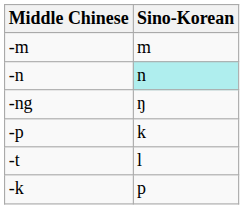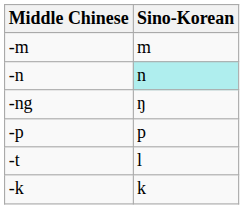(141, 132) k -> (141, 132) p
(141, 189) p -> (141, 189) k
